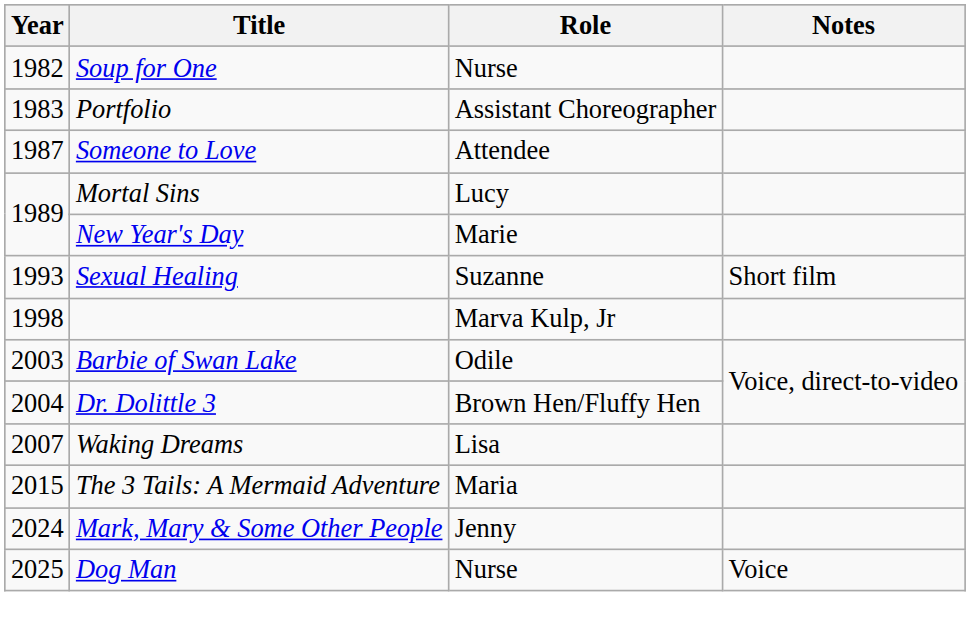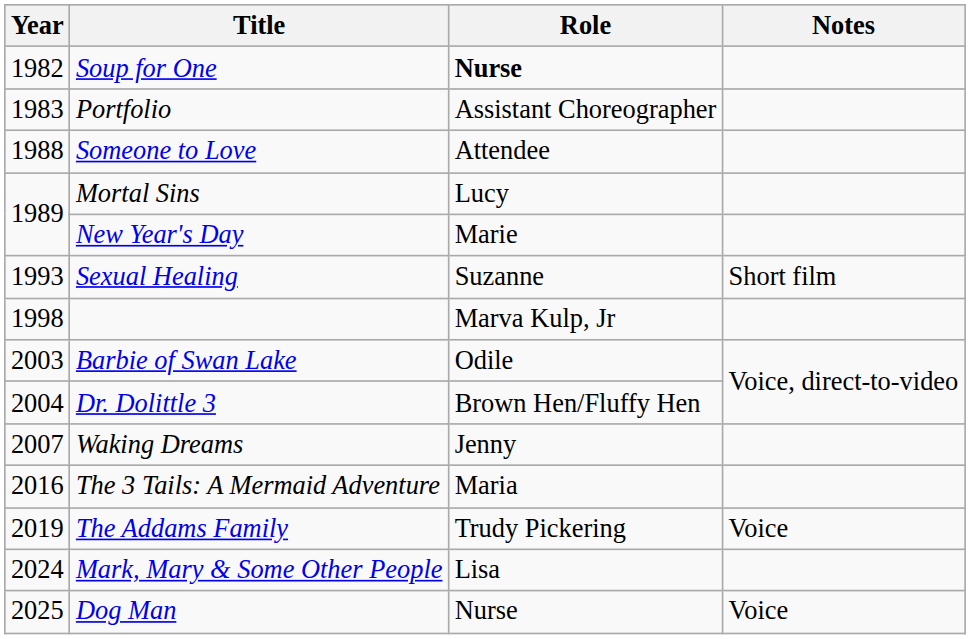(486, 67) normal -> (488, 67) bold
(37, 151) 1987 -> (37, 151) 1988
(477, 444) Lisa -> (485, 444) Jenny
(37, 485) 2015 -> (37, 485) 2016
+ row: (182, 527)
(485, 527) Jenny -> (477, 569) Lisa
